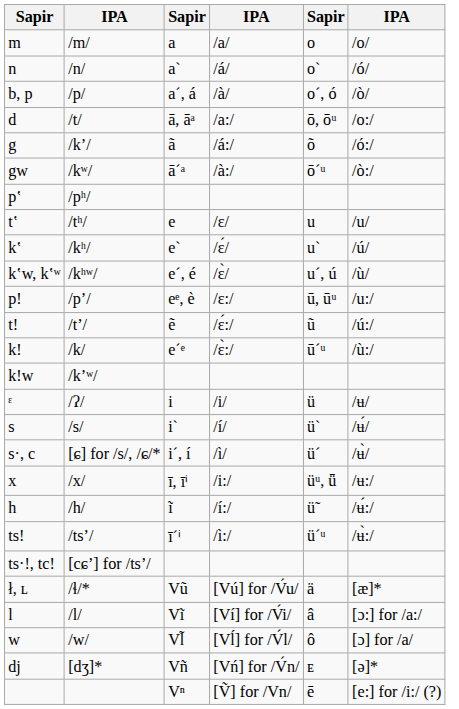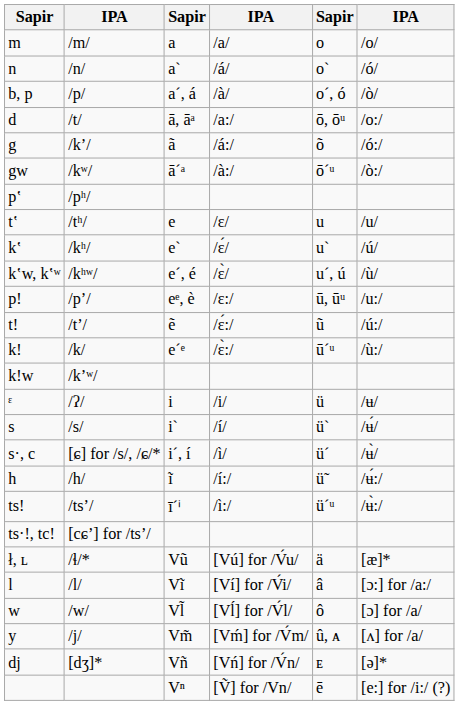- row: (12, 480)
+ row: (12, 636)
